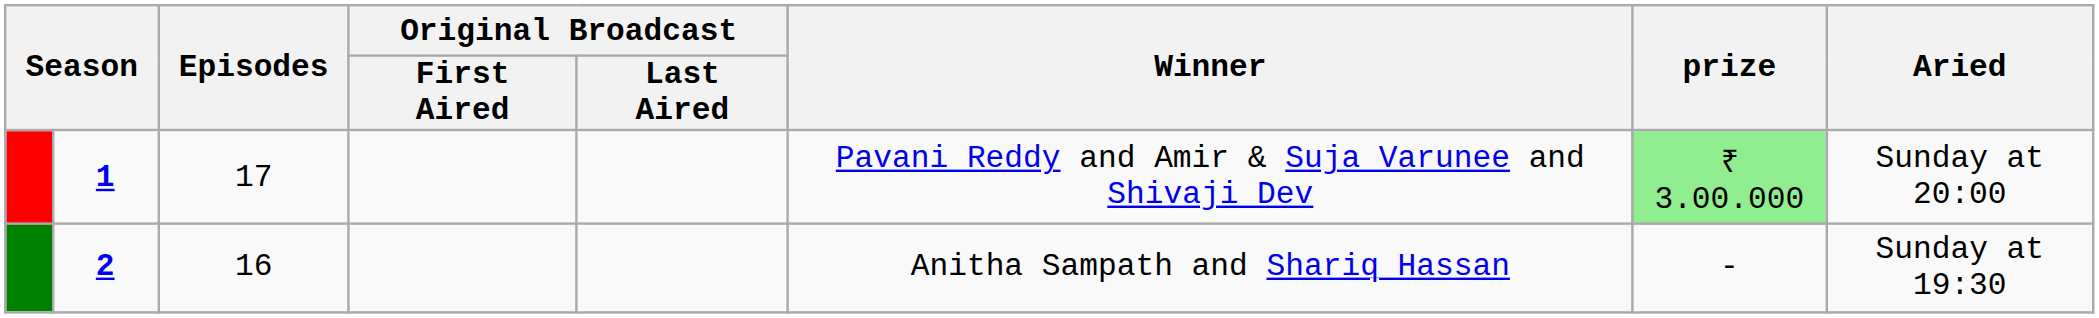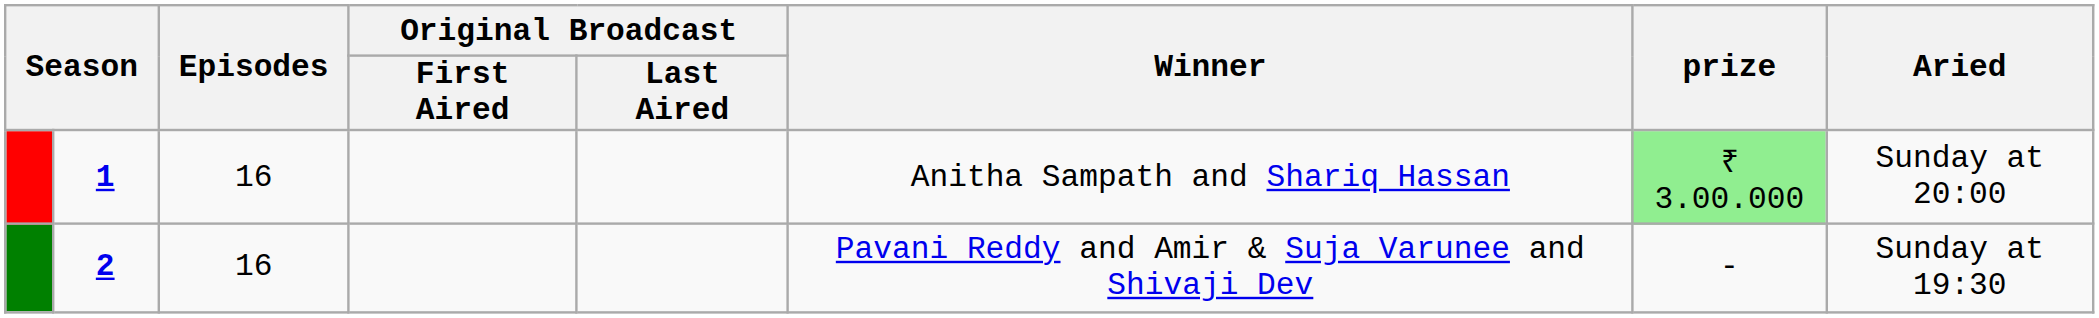(254, 177) 17 -> (254, 177) 16
(1210, 177) Pavani Reddy and Amir & Suja Varunee and Shivaji Dev -> (1210, 177) Anitha Sampath and Shariq Hassan
(1210, 268) Anitha Sampath and Shariq Hassan -> (1210, 268) Pavani Reddy and Amir & Suja Varunee and Shivaji Dev
